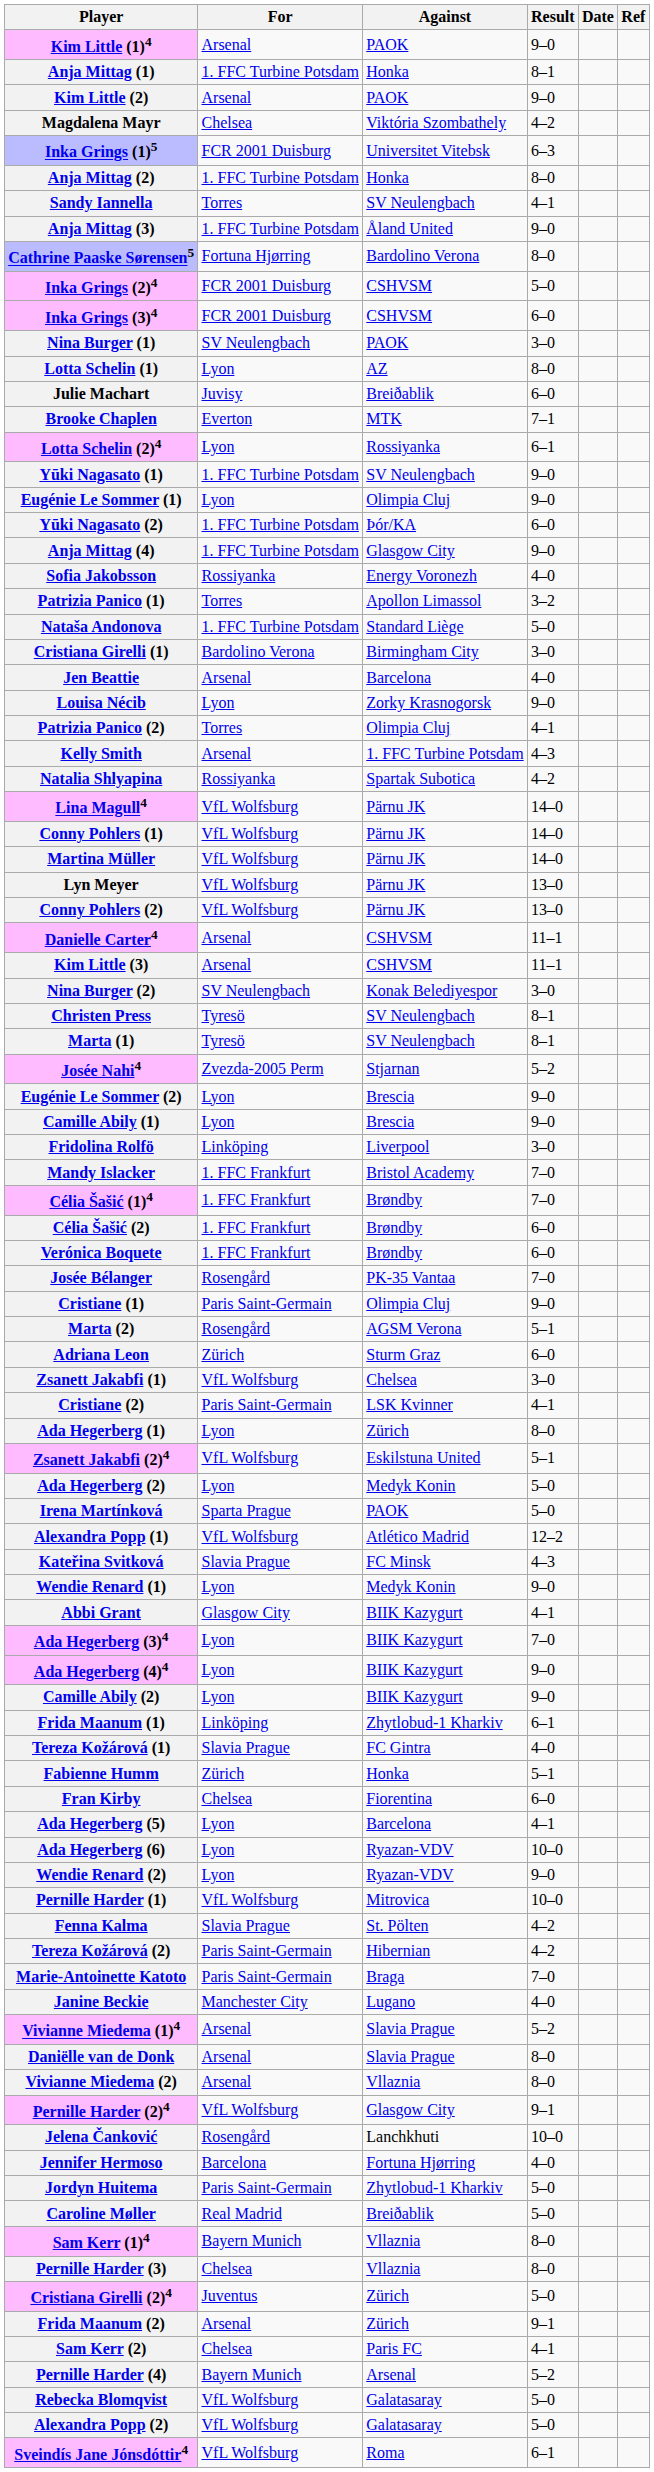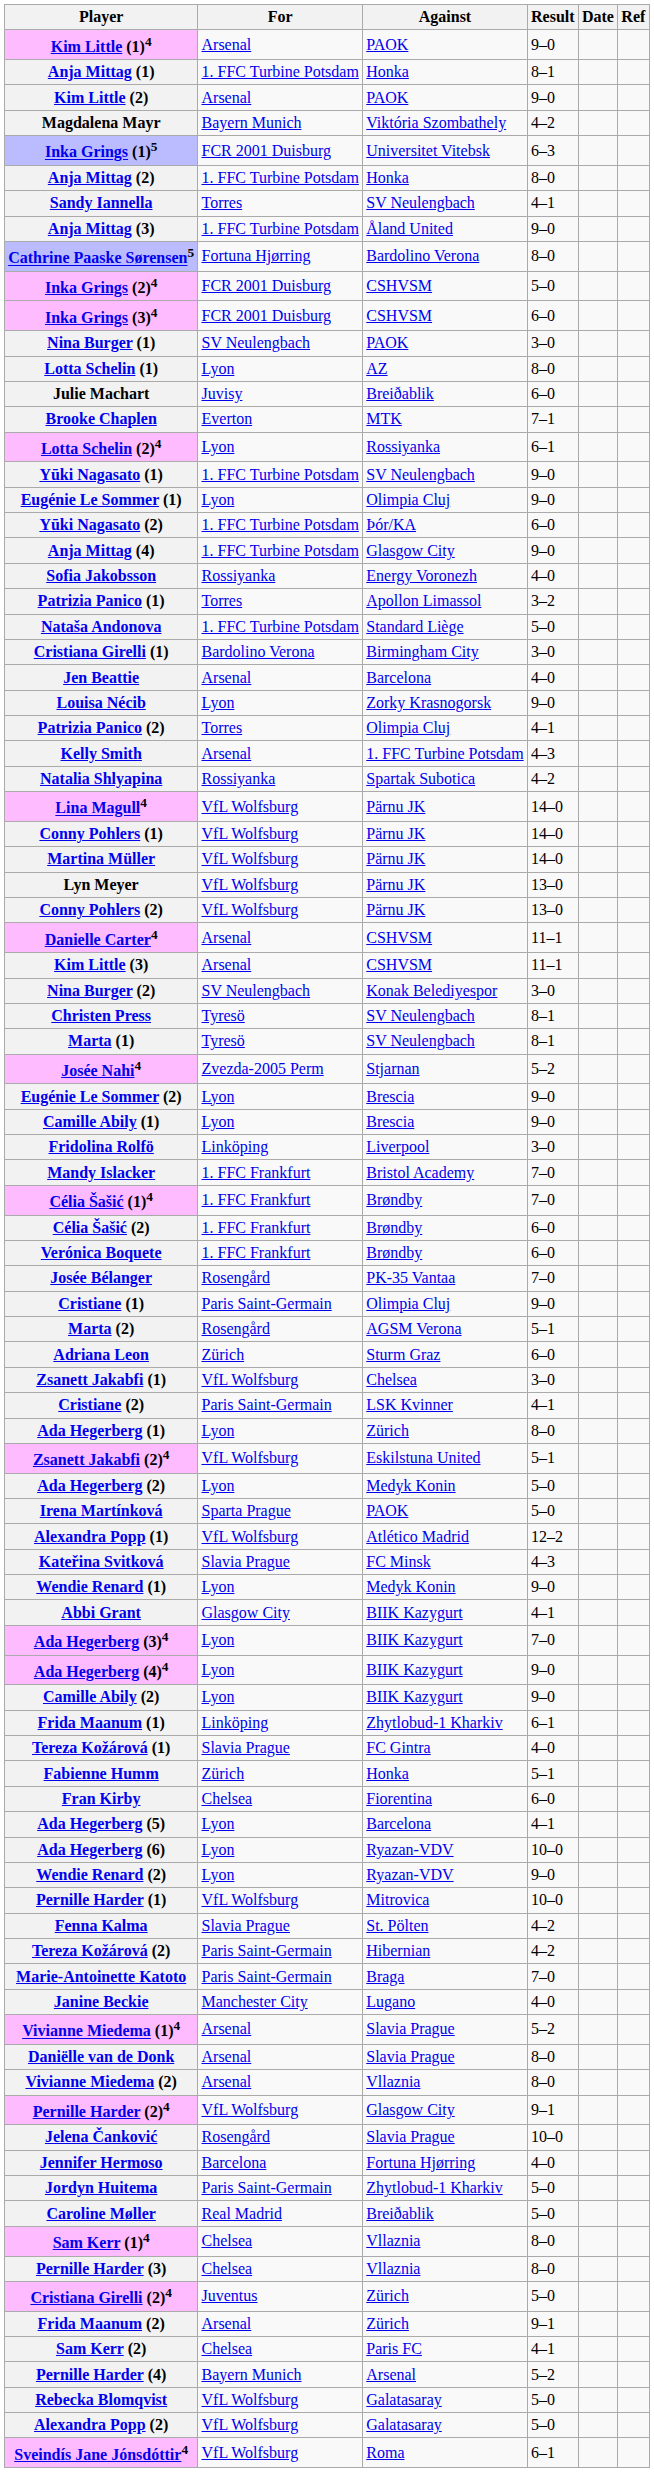(227, 123) Chelsea -> (251, 123) Bayern Munich
(403, 2137) Lanchkhuti -> (410, 2137) Slavia Prague
(251, 2241) Bayern Munich -> (227, 2241) Chelsea
